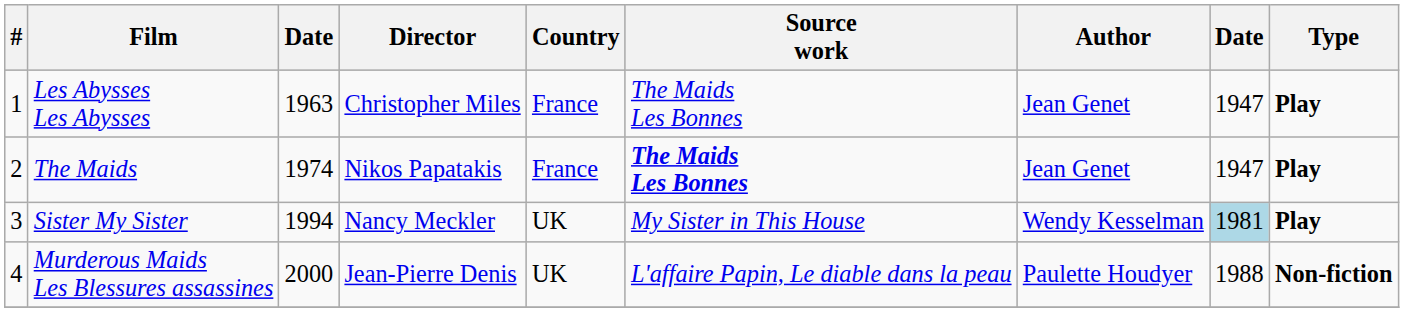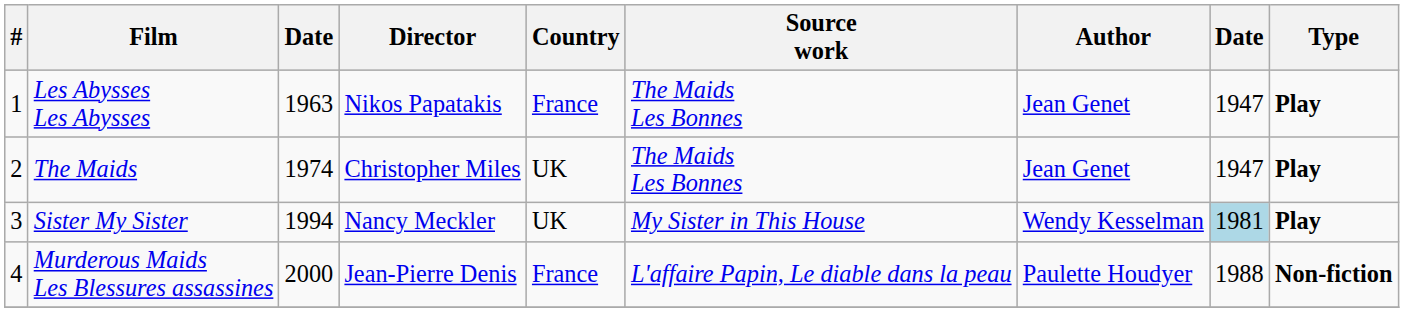(433, 103) Christopher Miles -> (423, 103) Nikos Papatakis
(423, 169) Nikos Papatakis -> (433, 169) Christopher Miles
(565, 169) France -> (550, 169) UK
(689, 169) bold -> (687, 169) normal
(550, 273) UK -> (565, 273) France
